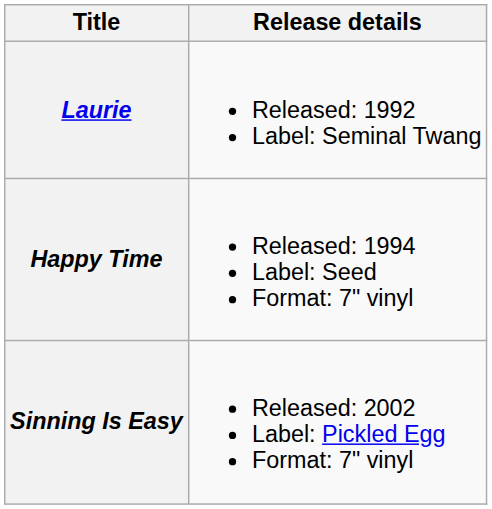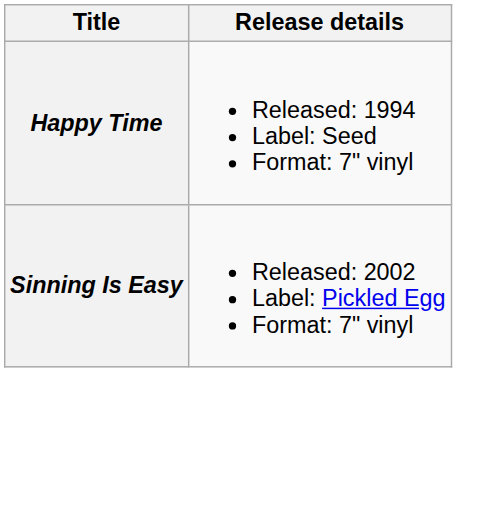- row: (96, 109)
